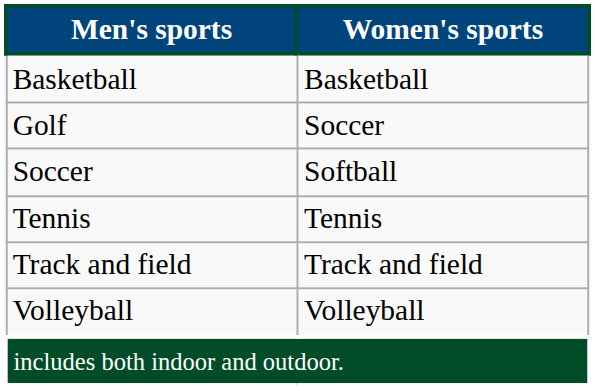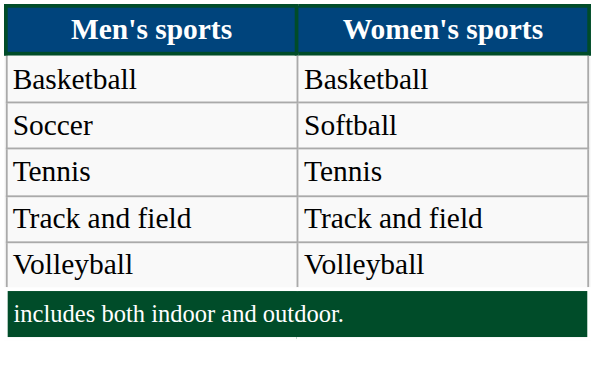- row: (40, 124)
